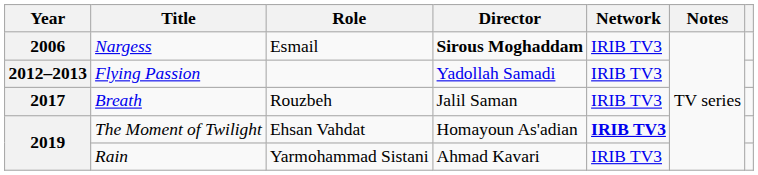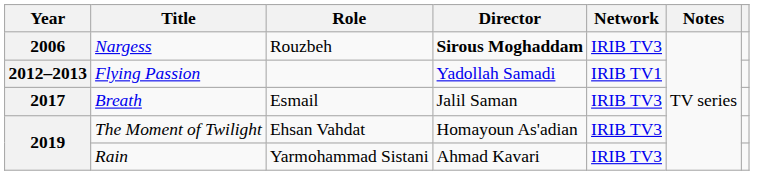(294, 45) Esmail -> (301, 45) Rouzbeh
(627, 73) IRIB TV3 -> (627, 73) IRIB TV1
(301, 101) Rouzbeh -> (294, 101) Esmail
(629, 128) bold -> (627, 128) normal
